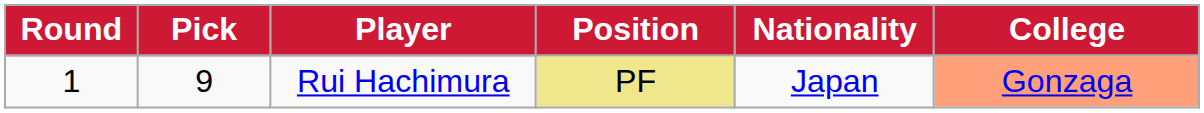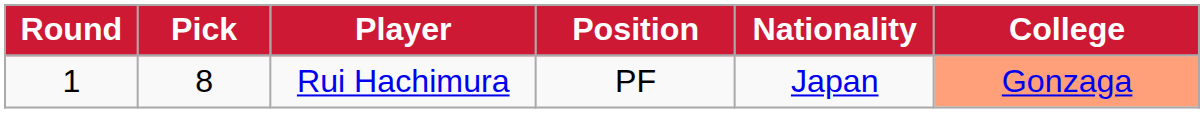(204, 81) 9 -> (204, 81) 8
(636, 81) khaki background -> (636, 81) no background
